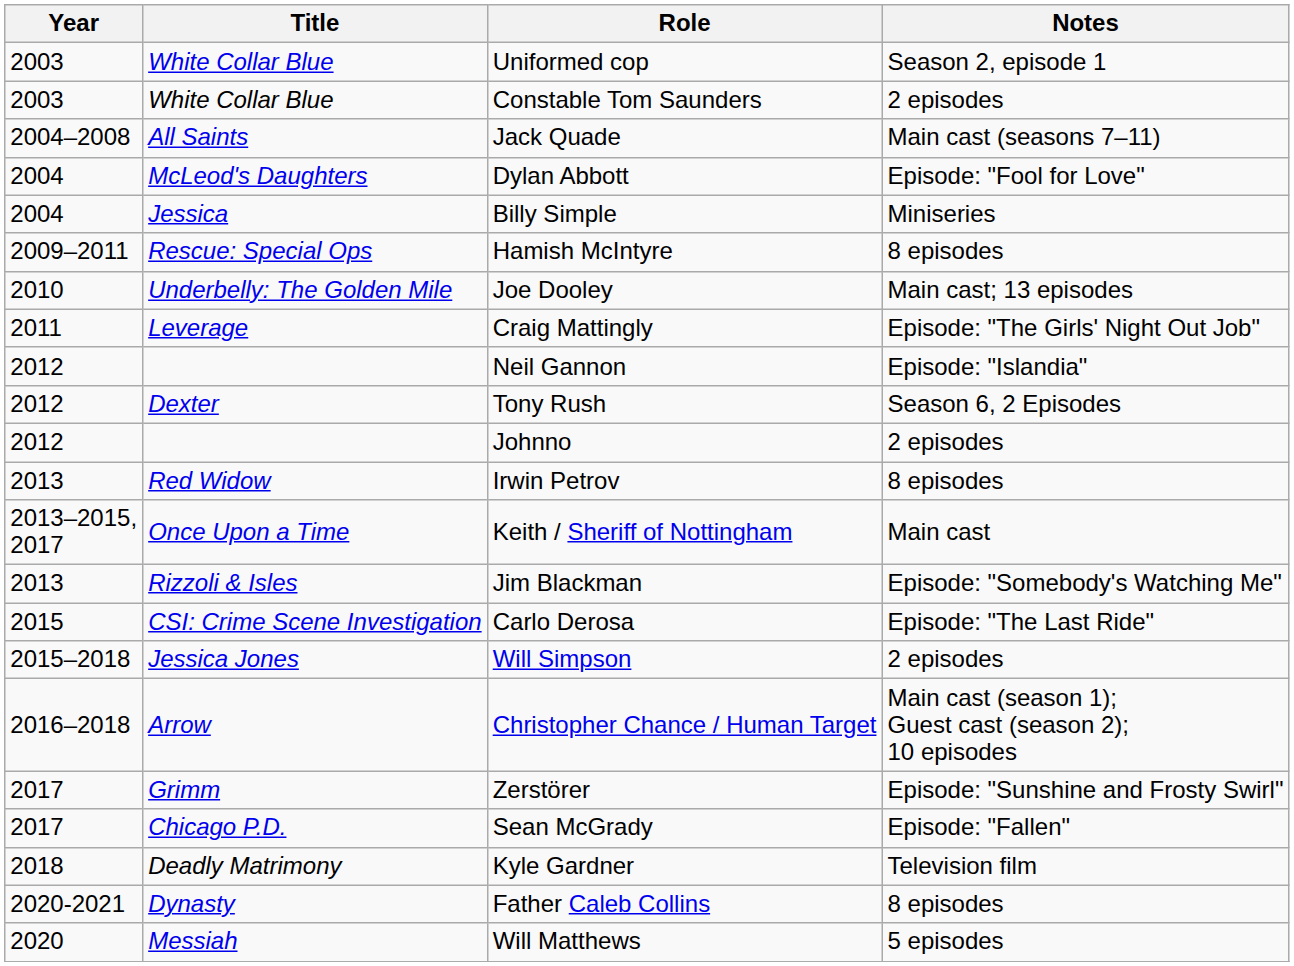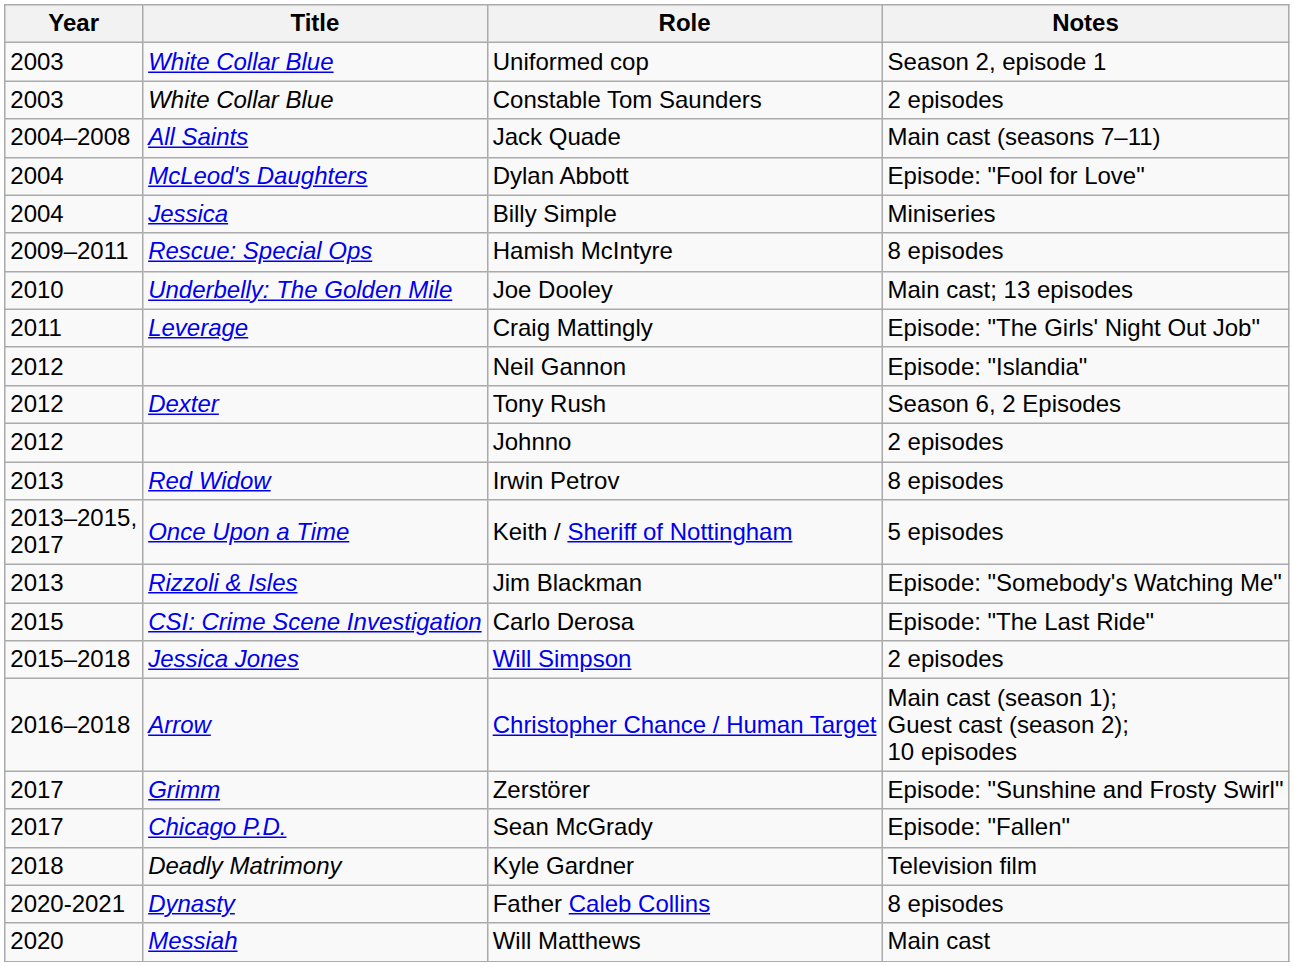(939, 531) Main cast -> (946, 531) 5 episodes
(946, 941) 5 episodes -> (939, 941) Main cast
